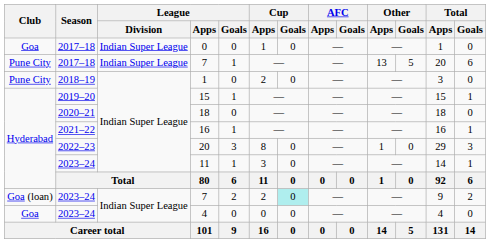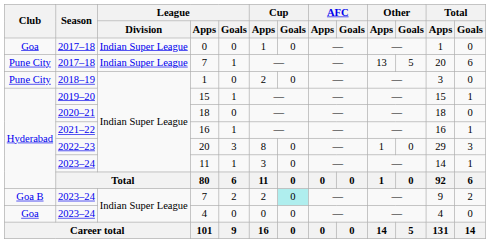(30, 197) Goa (loan) -> (30, 197) Goa B
